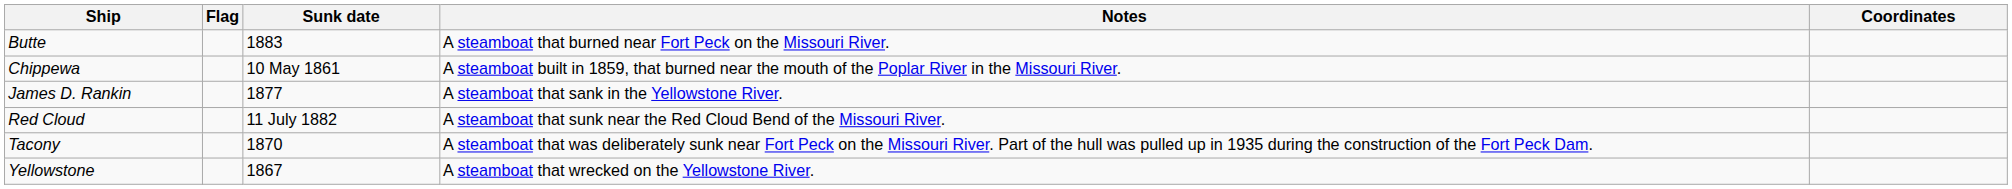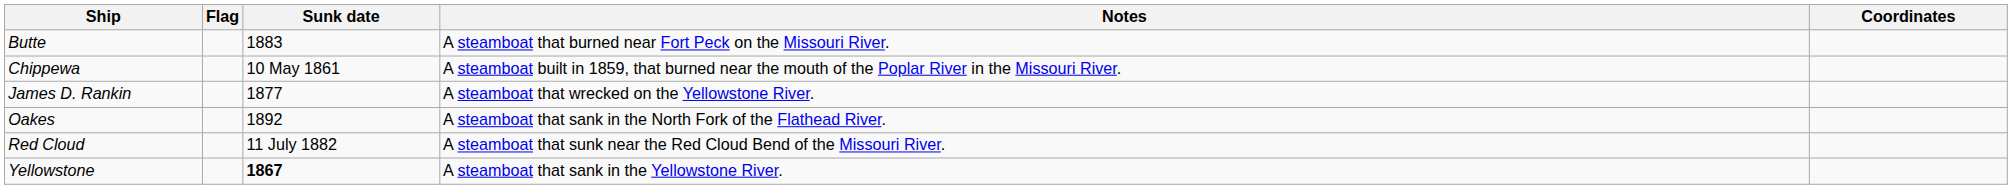(613, 94) A steamboat that sank in the Yellowstone River. -> (629, 94) A steamboat that wrecked on the Yellowstone River.
+ row: (32, 119)
- row: (34, 145)
(265, 171) normal -> (265, 171) bold
(629, 171) A steamboat that wrecked on the Yellowstone River. -> (613, 171) A steamboat that sank in the Yellowstone River.
